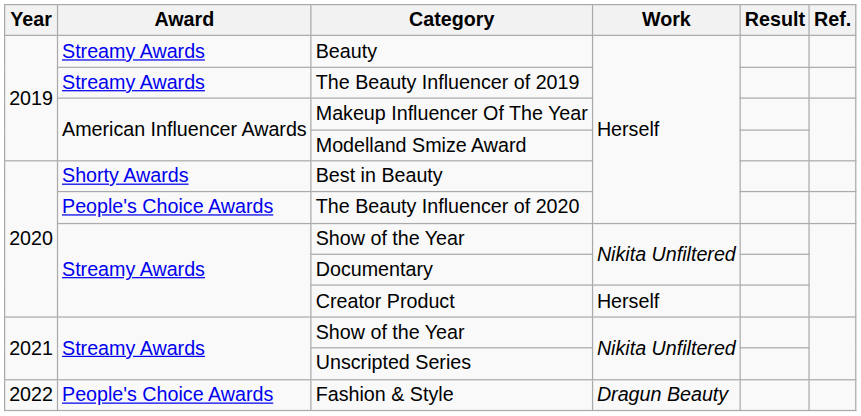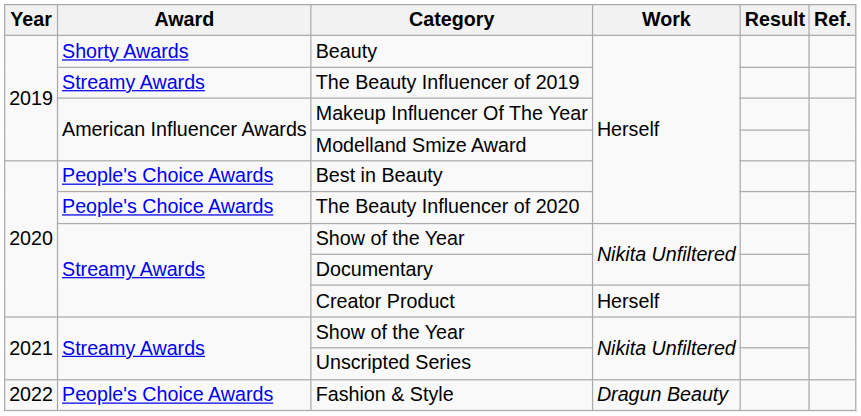(133, 51) Streamy Awards -> (125, 51) Shorty Awards
(125, 176) Shorty Awards -> (168, 176) People's Choice Awards
